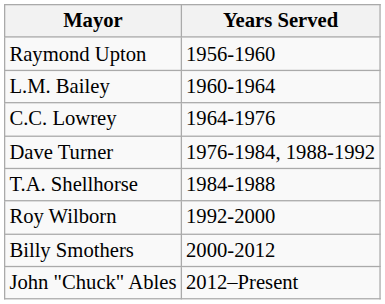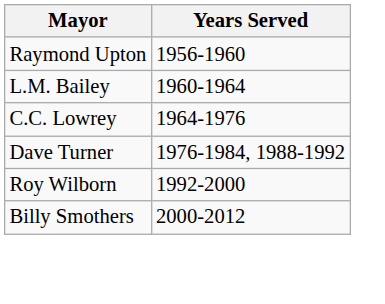- row: (74, 184)
- row: (93, 282)
